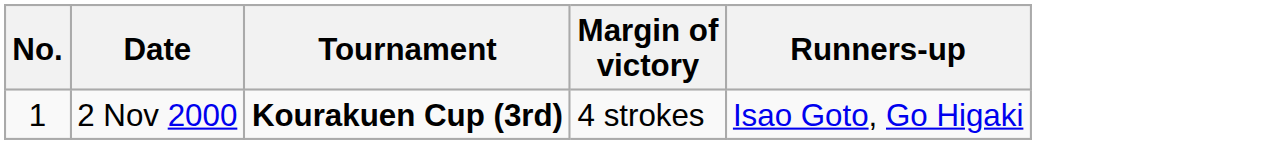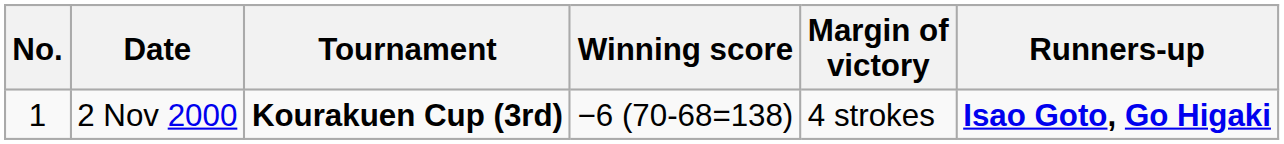+ column: (685, 48)
(878, 115) normal -> (1117, 115) bold
